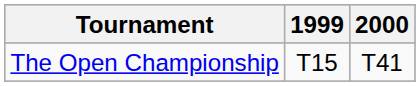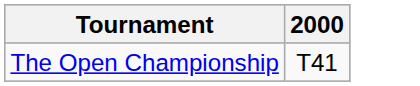- column: (317, 24)
